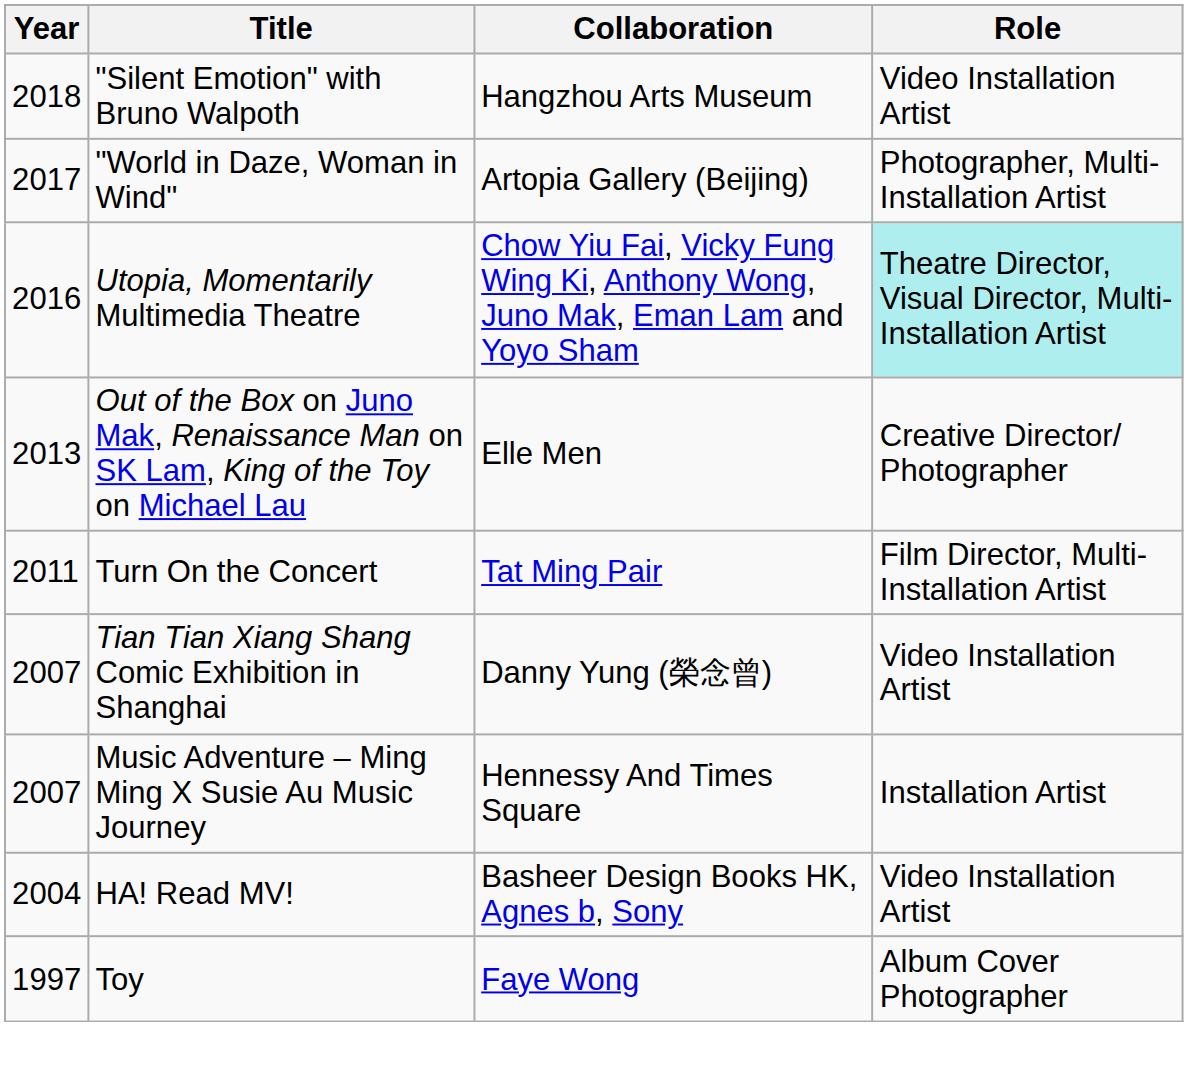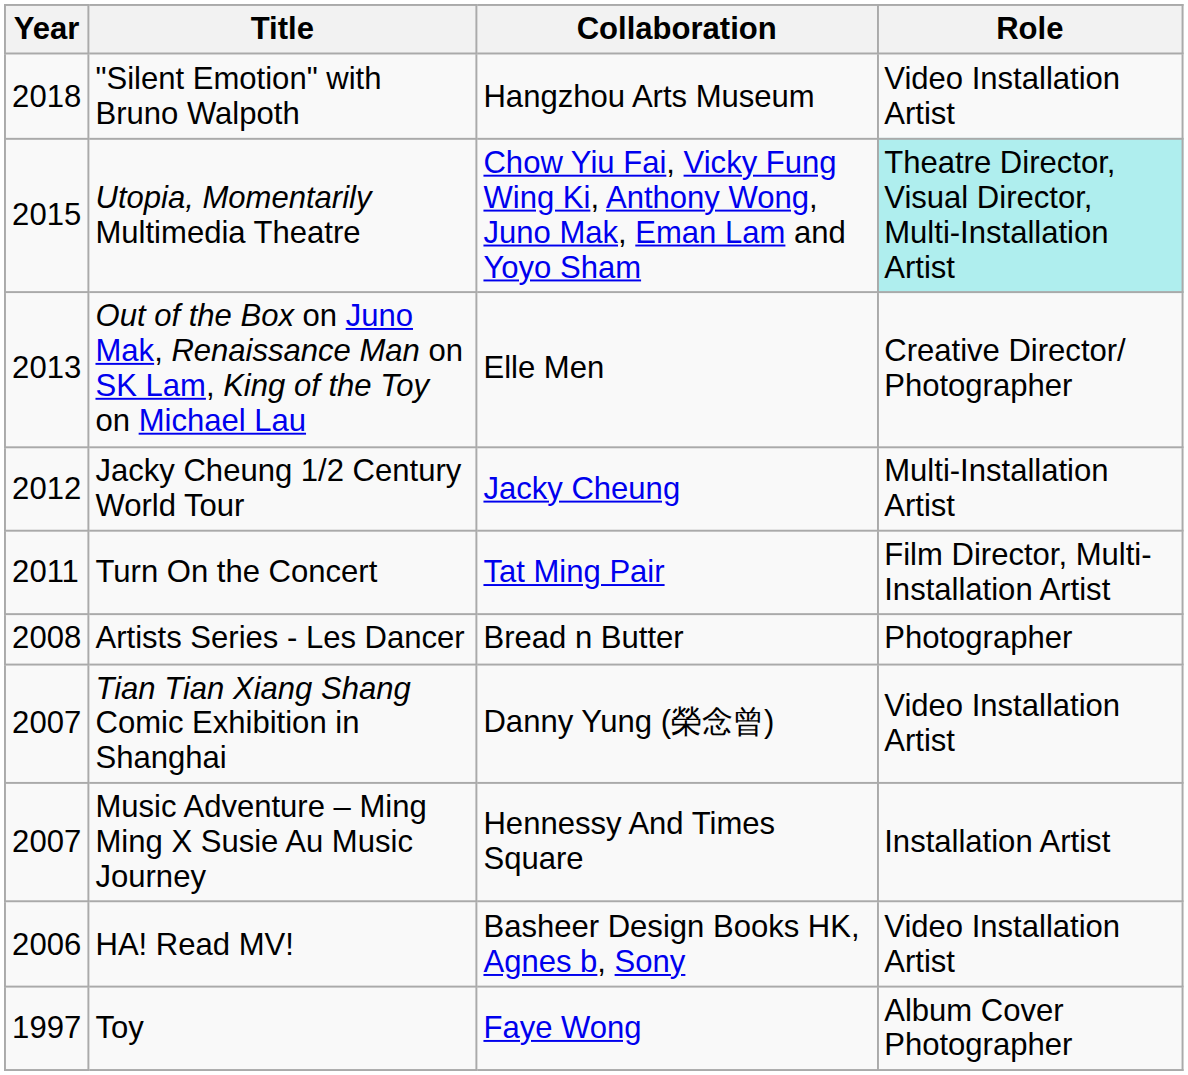- row: (276, 179)
(47, 299) 2016 -> (47, 214) 2015
+ row: (278, 487)
+ row: (280, 638)
(47, 894) 2004 -> (47, 943) 2006
